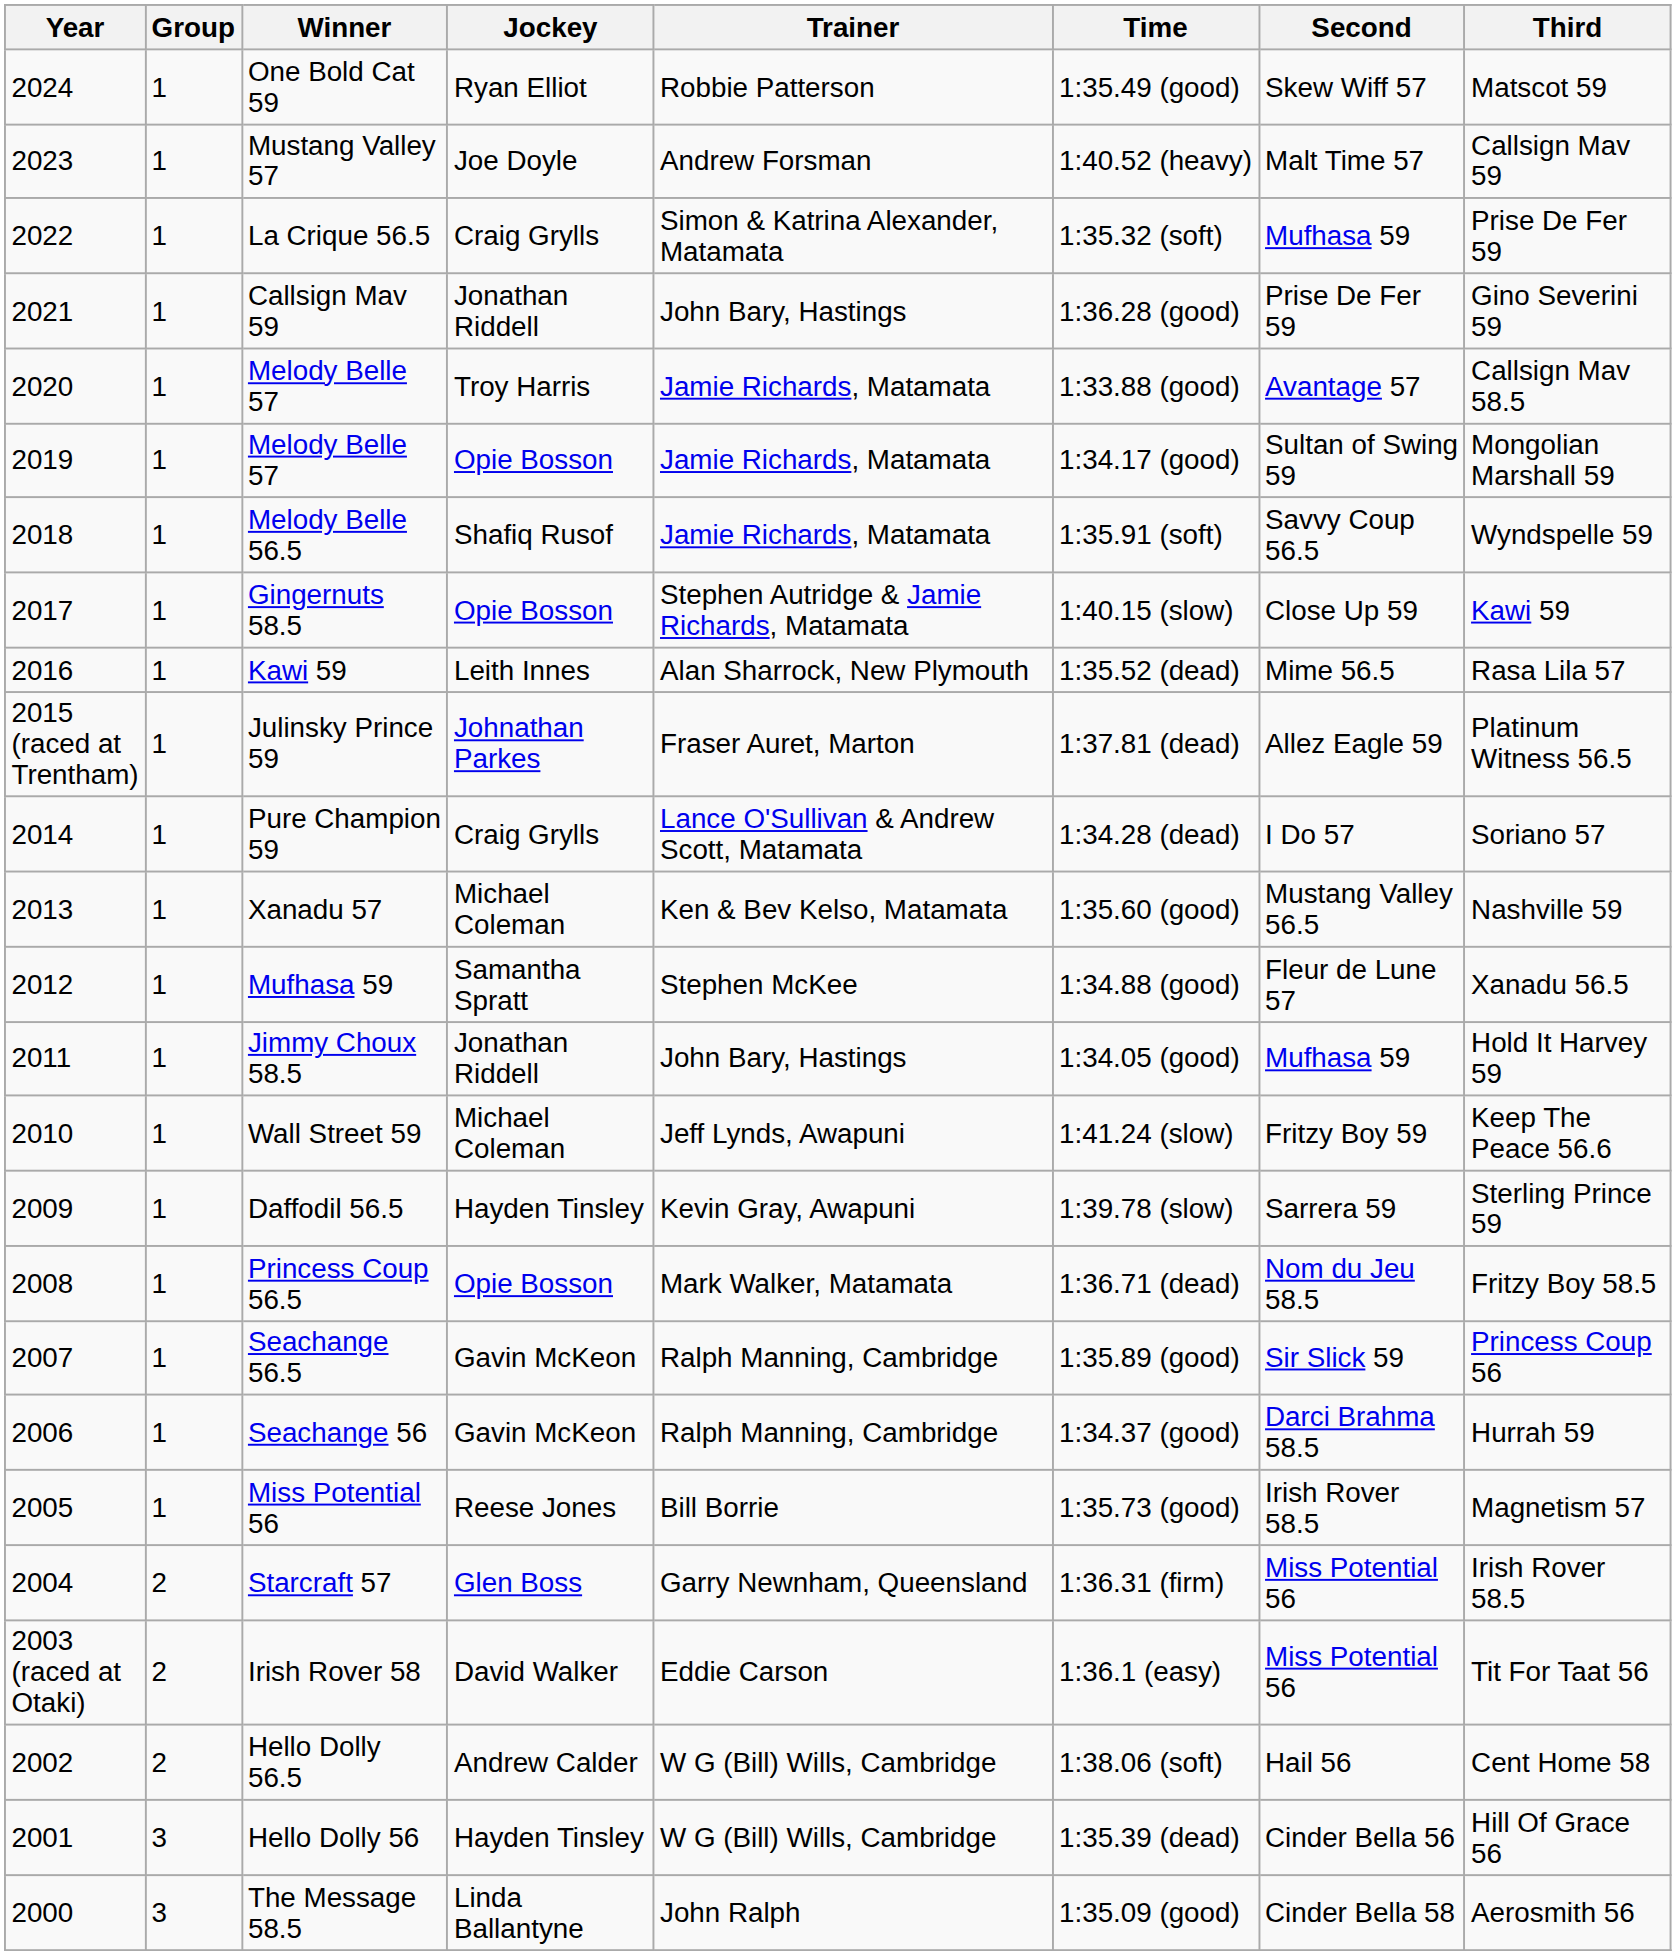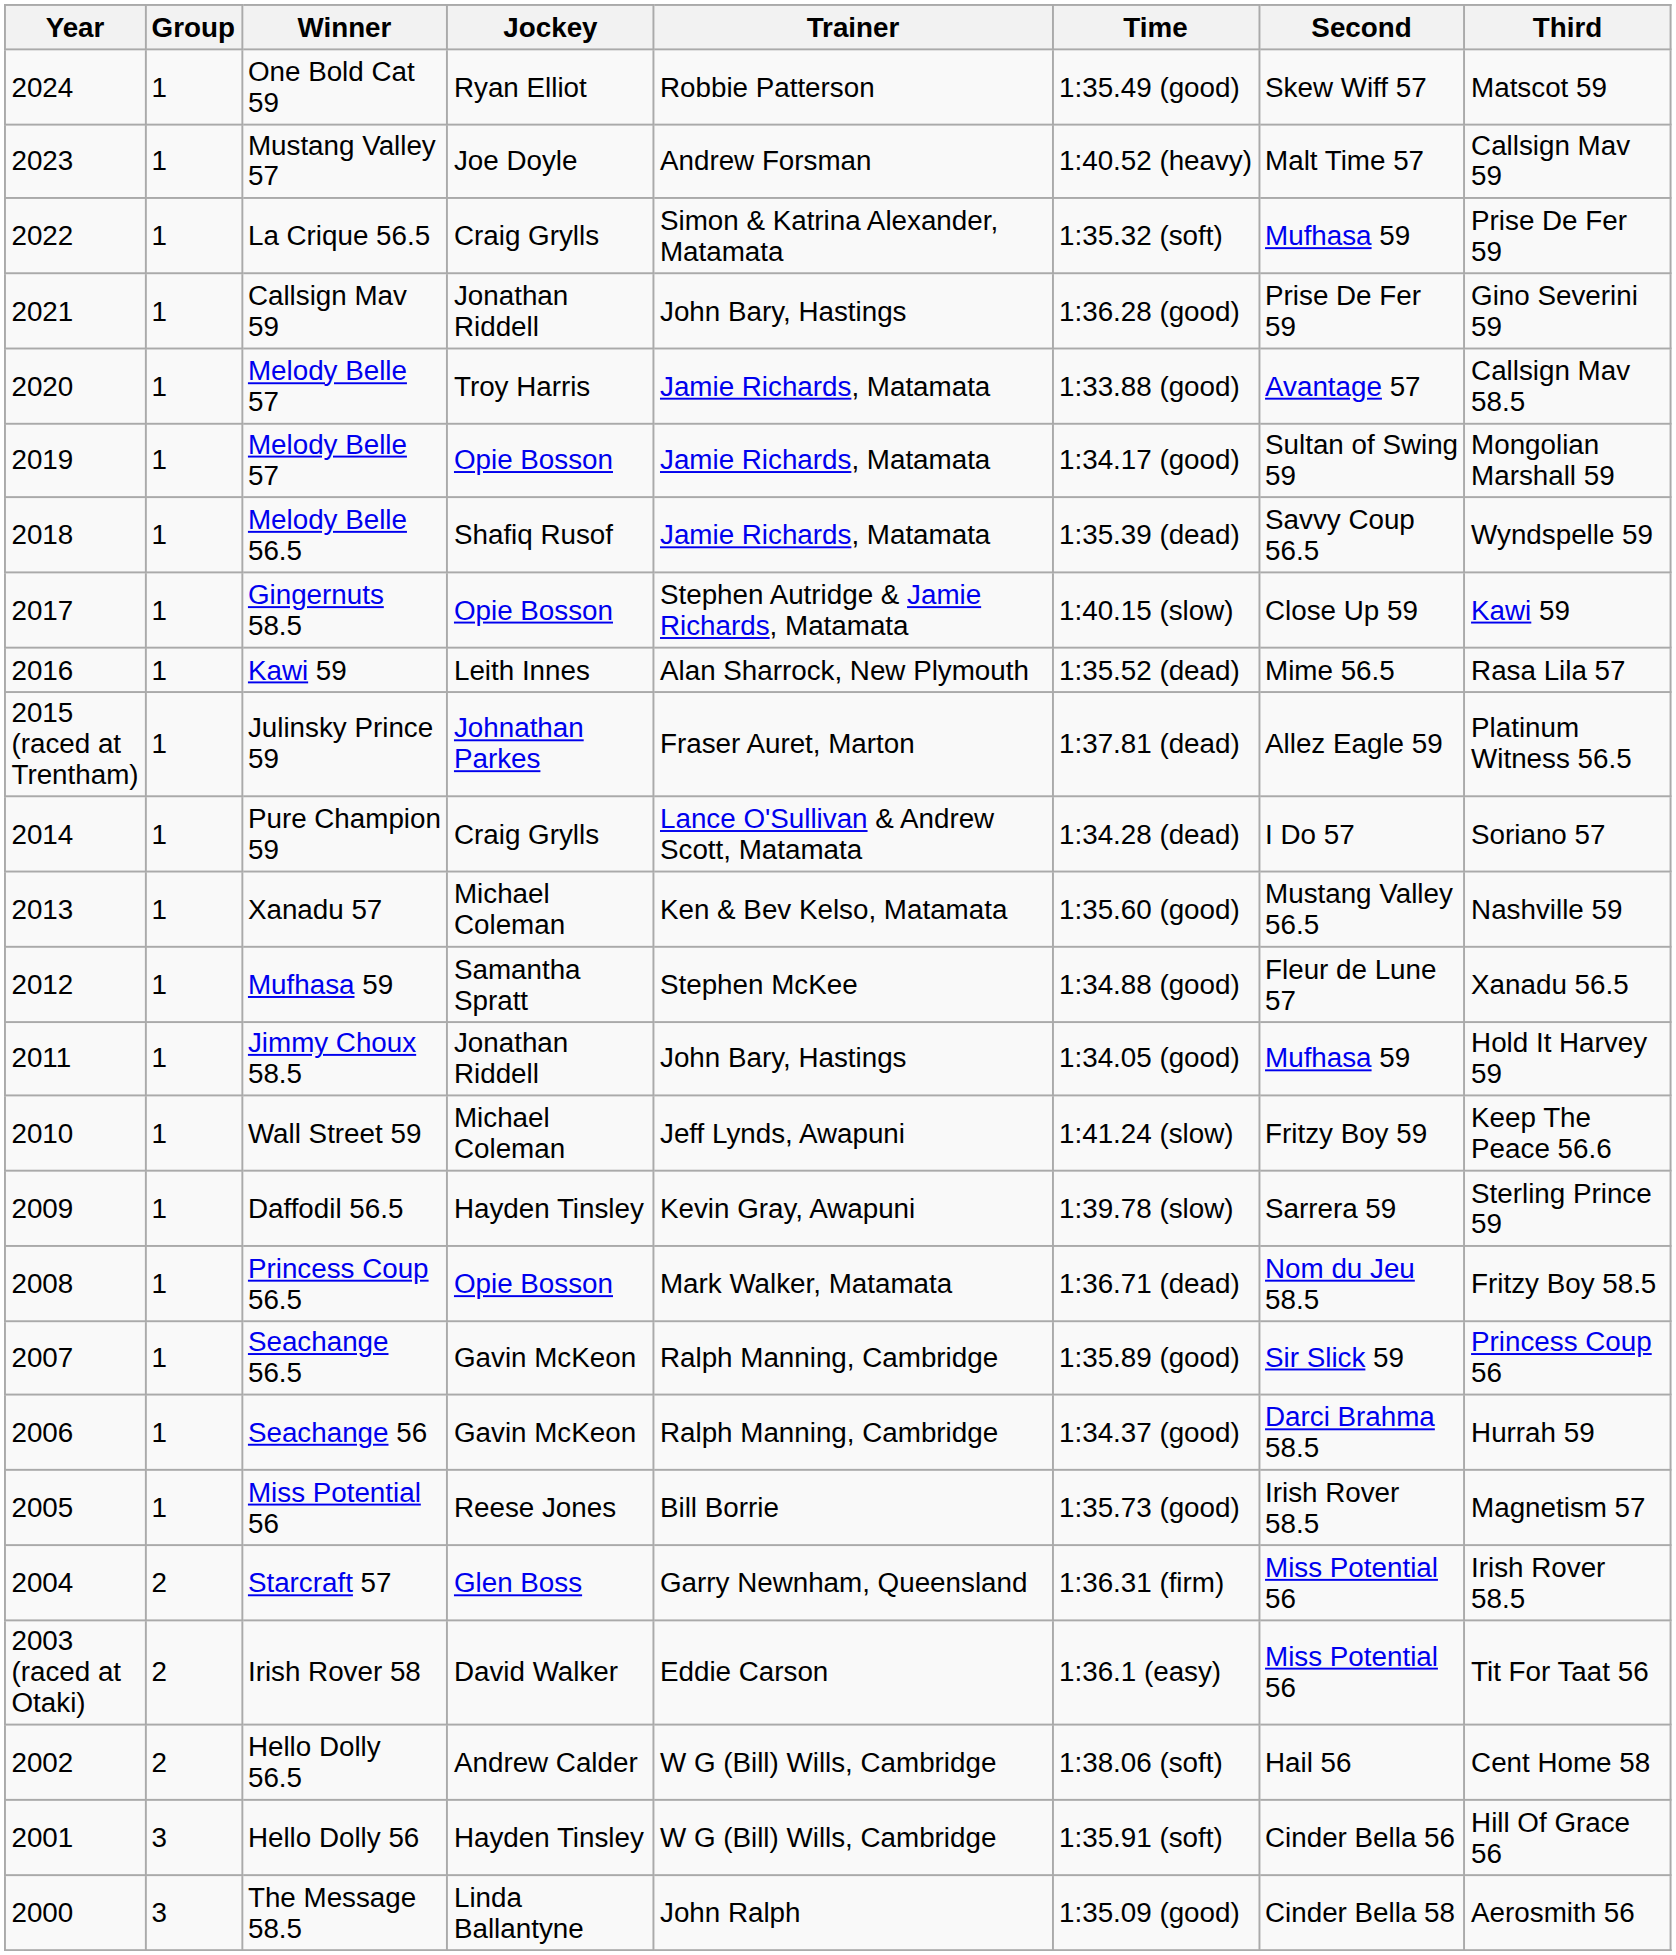(1141, 535) 1:35.91 (soft) -> (1149, 535) 1:35.39 (dead)
(1149, 1838) 1:35.39 (dead) -> (1141, 1838) 1:35.91 (soft)
